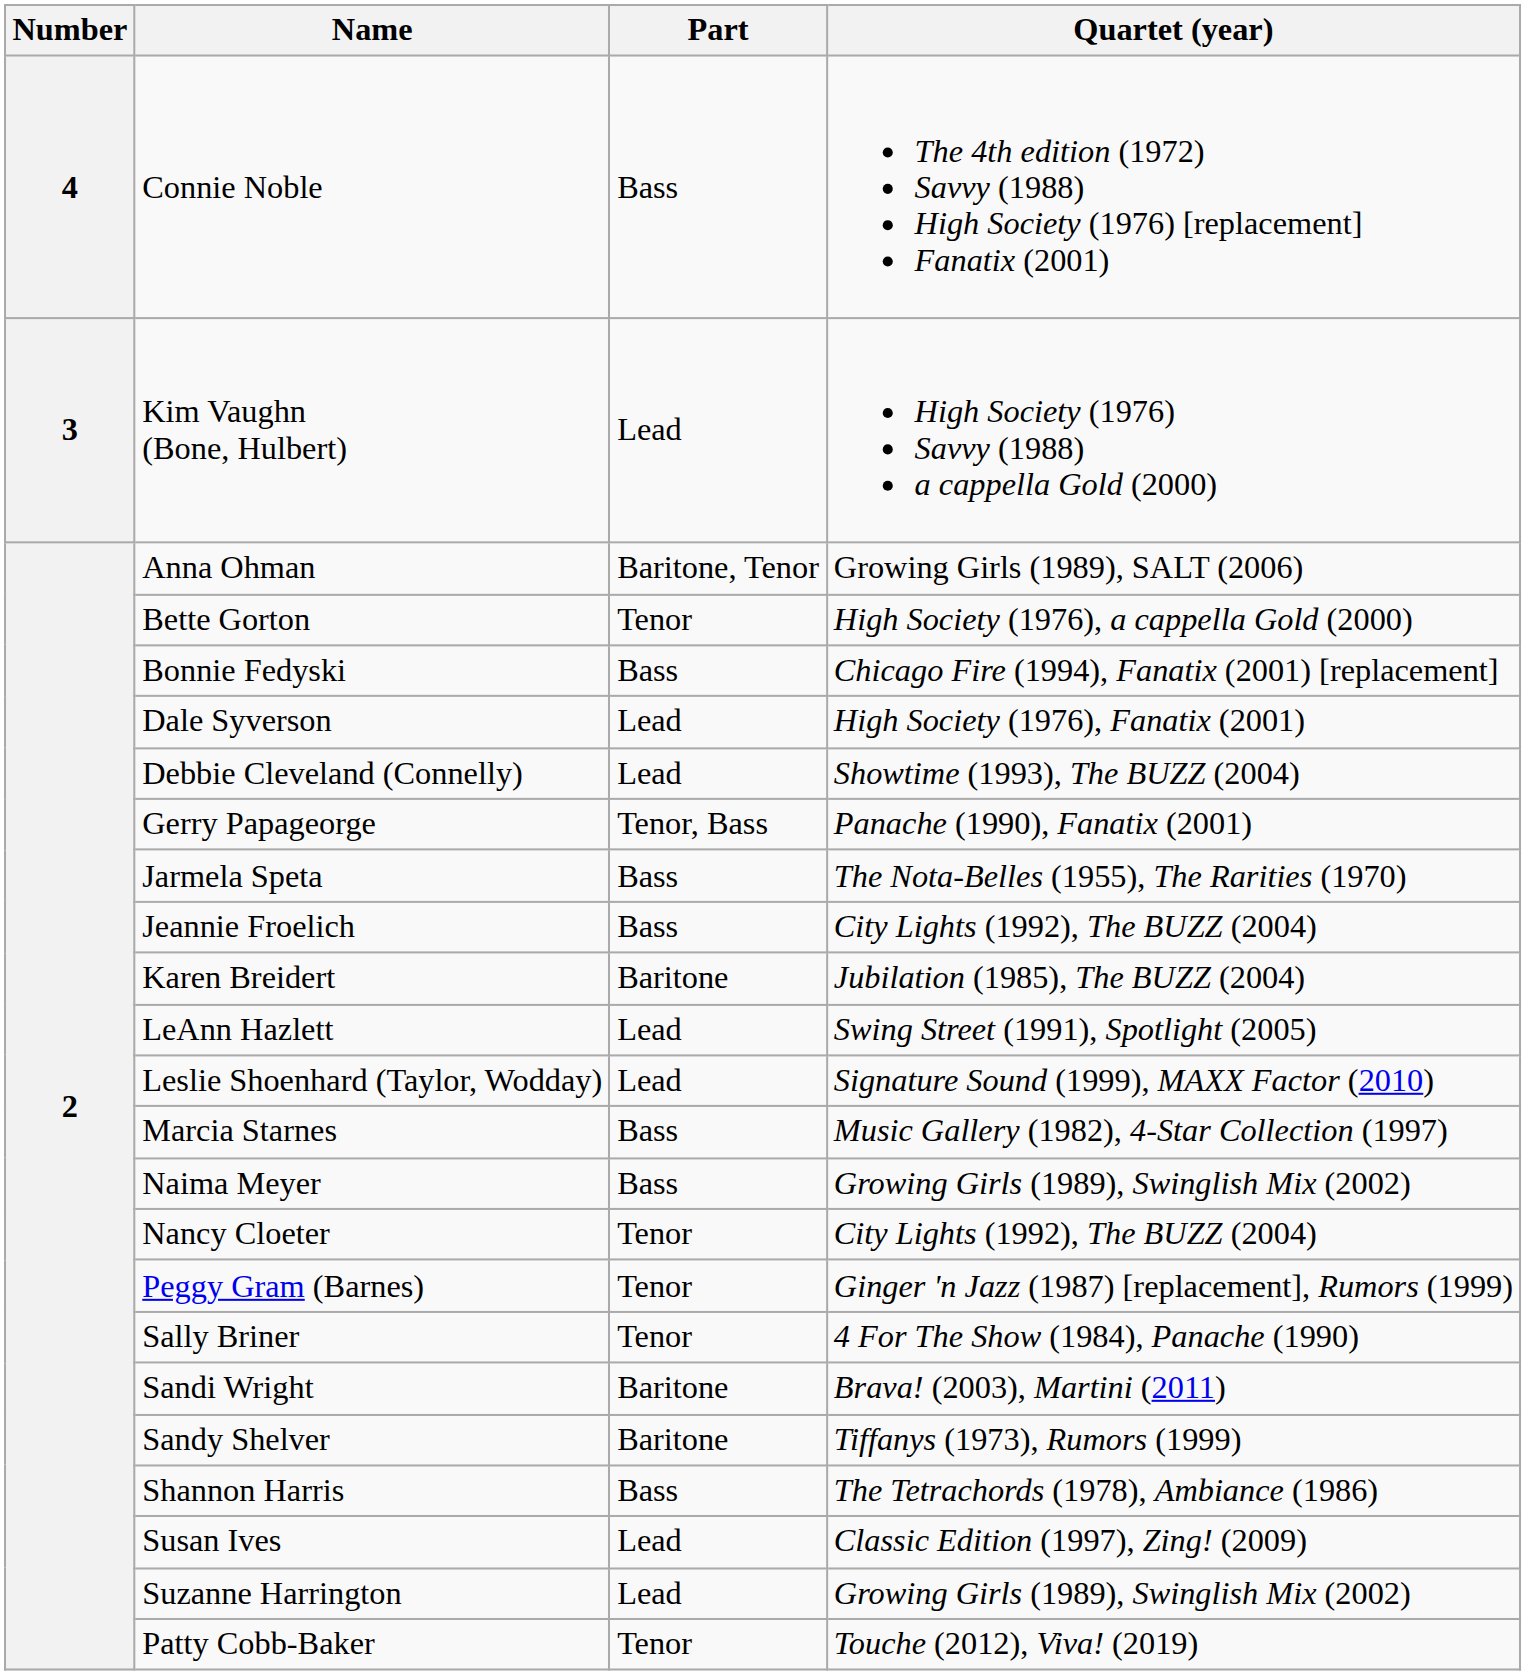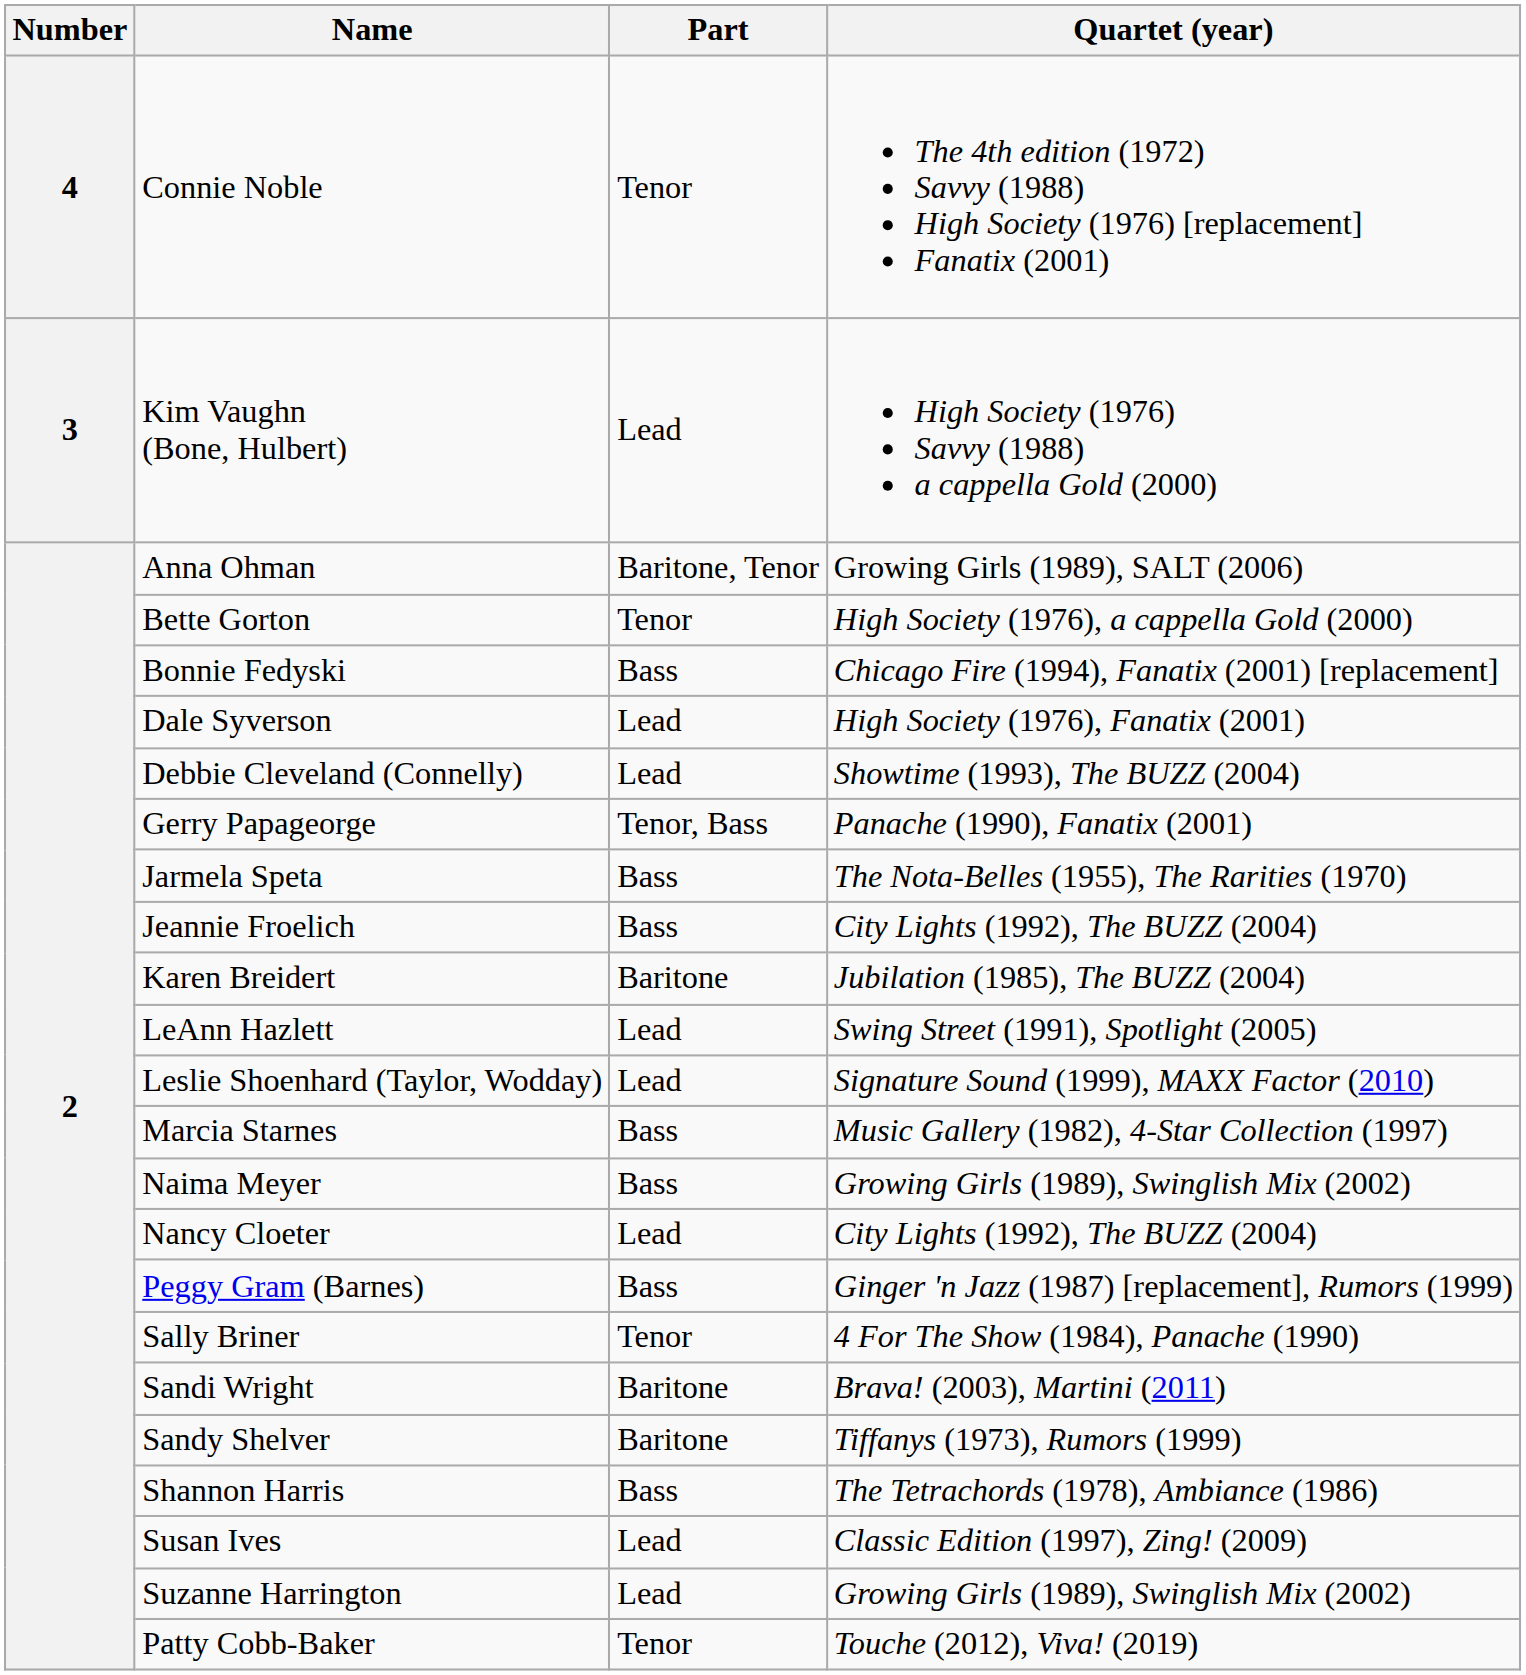(648, 186) Bass -> (655, 186) Tenor
(655, 1234) Tenor -> (649, 1234) Lead
(655, 1285) Tenor -> (648, 1285) Bass
